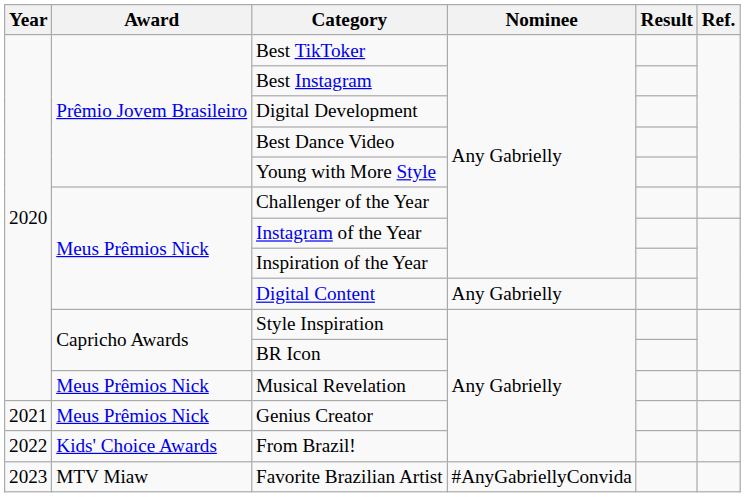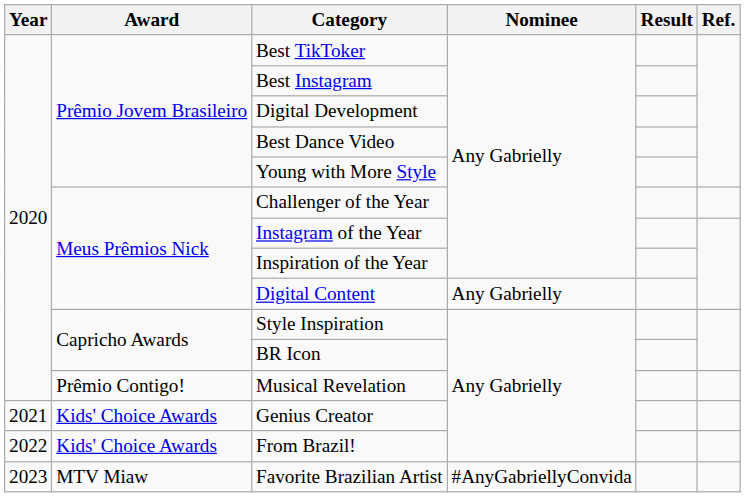(133, 385) Meus Prêmios Nick -> (121, 385) Prêmio Contigo!
(133, 415) Meus Prêmios Nick -> (137, 415) Kids' Choice Awards
